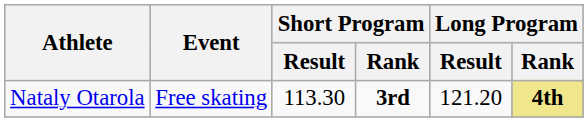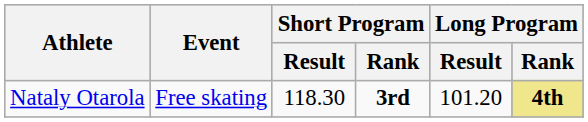(314, 98) 113.30 -> (314, 98) 118.30
(471, 98) 121.20 -> (471, 98) 101.20
